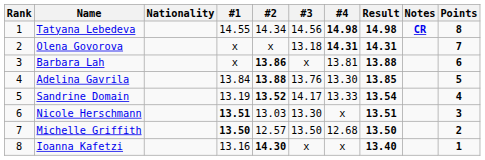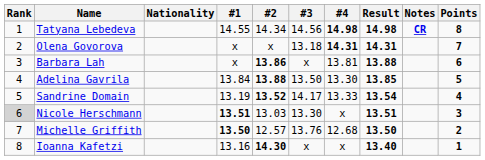(306, 80) 13.76 -> (306, 80) 13.50
(19, 113) no background -> (19, 113) lightgrey background
(306, 130) 13.50 -> (306, 130) 13.76
